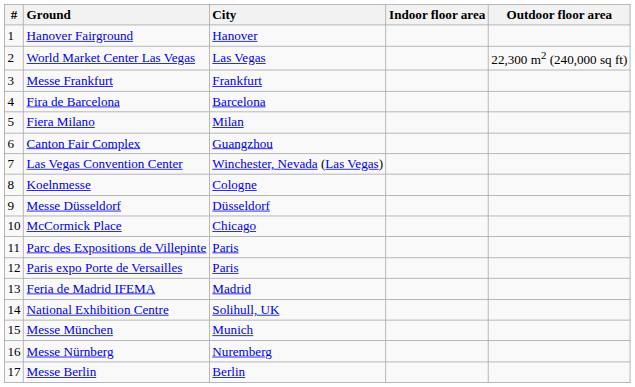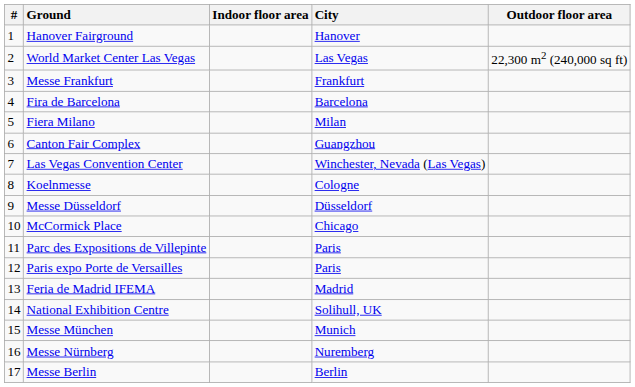columns swapped: (224, 14) <-> (437, 14)
